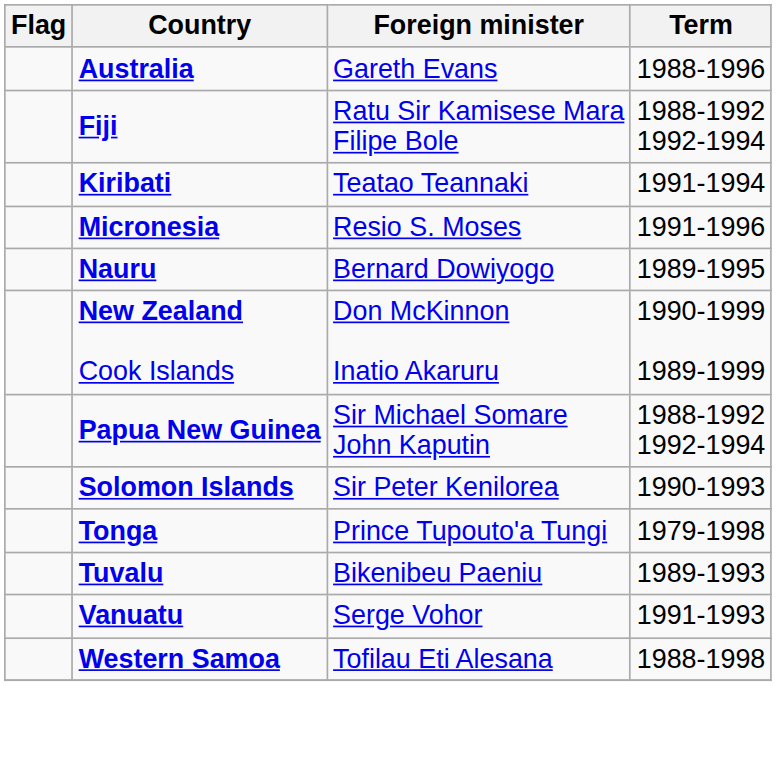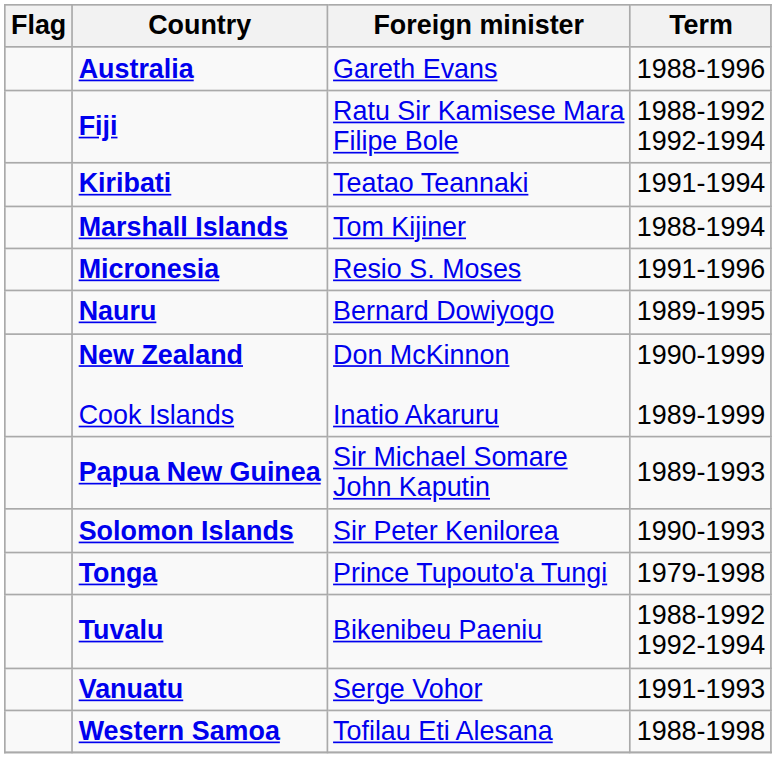+ row: (183, 226)
(701, 430) 1988-1992 1992-1994 -> (701, 472) 1989-1993
(701, 573) 1989-1993 -> (701, 630) 1988-1992 1992-1994
